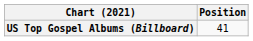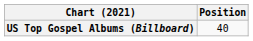(223, 28) 41 -> (223, 28) 40
